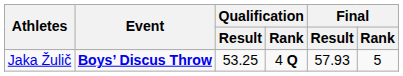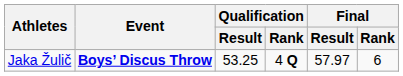(332, 61) 57.93 -> (332, 61) 57.97
(378, 61) 5 -> (378, 61) 6
